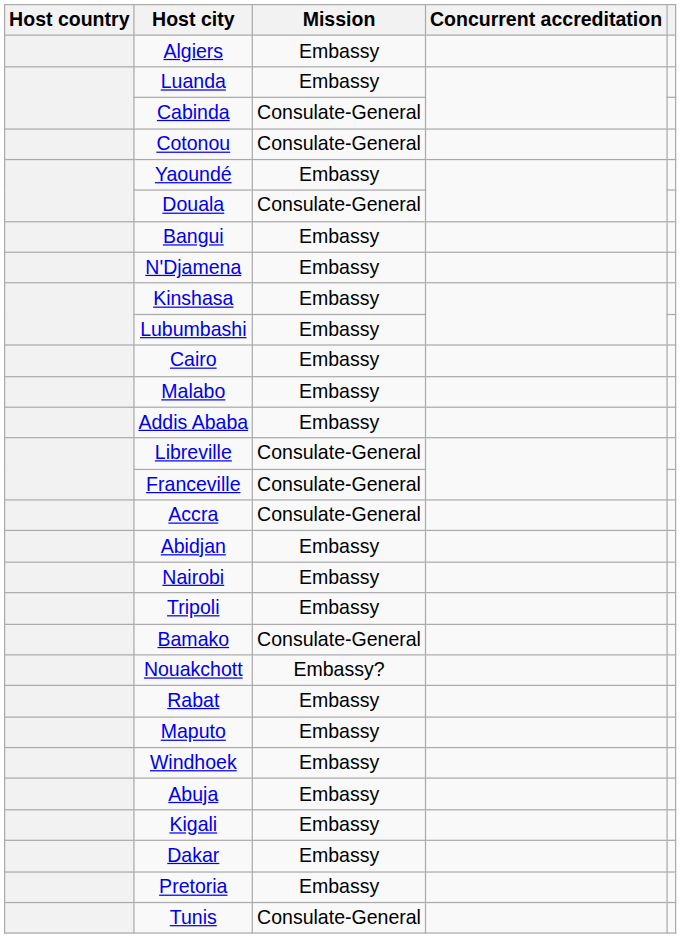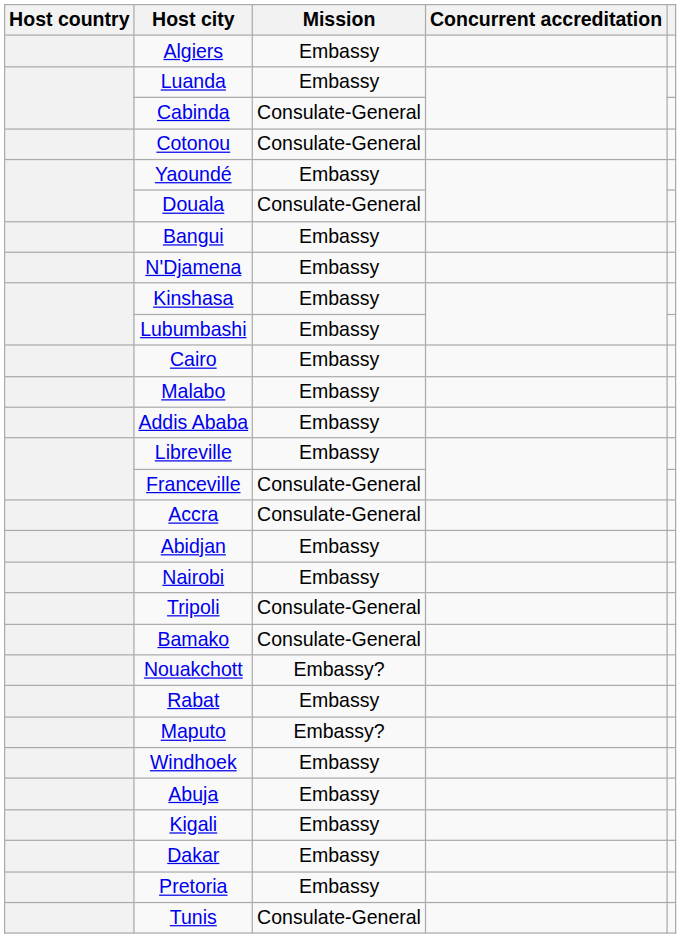(339, 453) Consulate-General -> (339, 453) Embassy
(339, 608) Embassy -> (339, 608) Consulate-General
(339, 732) Embassy -> (339, 732) Embassy?
